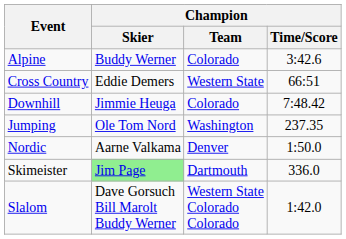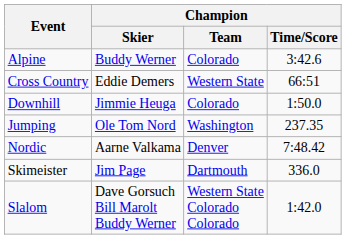(304, 103) 7:48.42 -> (304, 103) 1:50.0
(304, 147) 1:50.0 -> (304, 147) 7:48.42
(120, 170) lightgreen background -> (120, 170) no background
